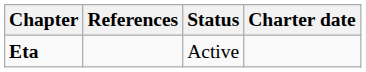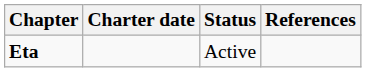columns swapped: (302, 19) <-> (133, 19)
